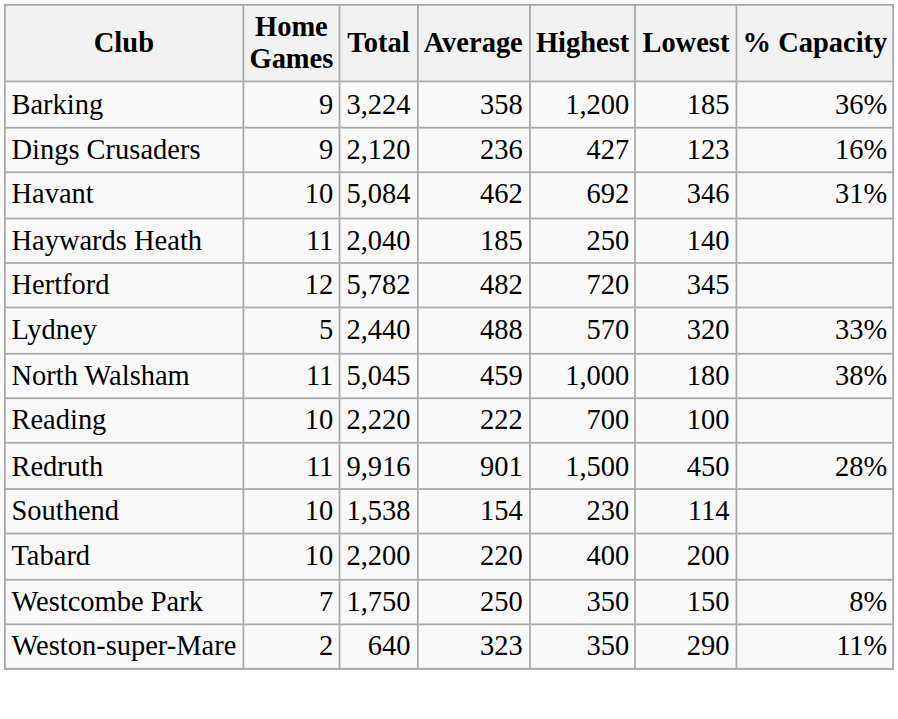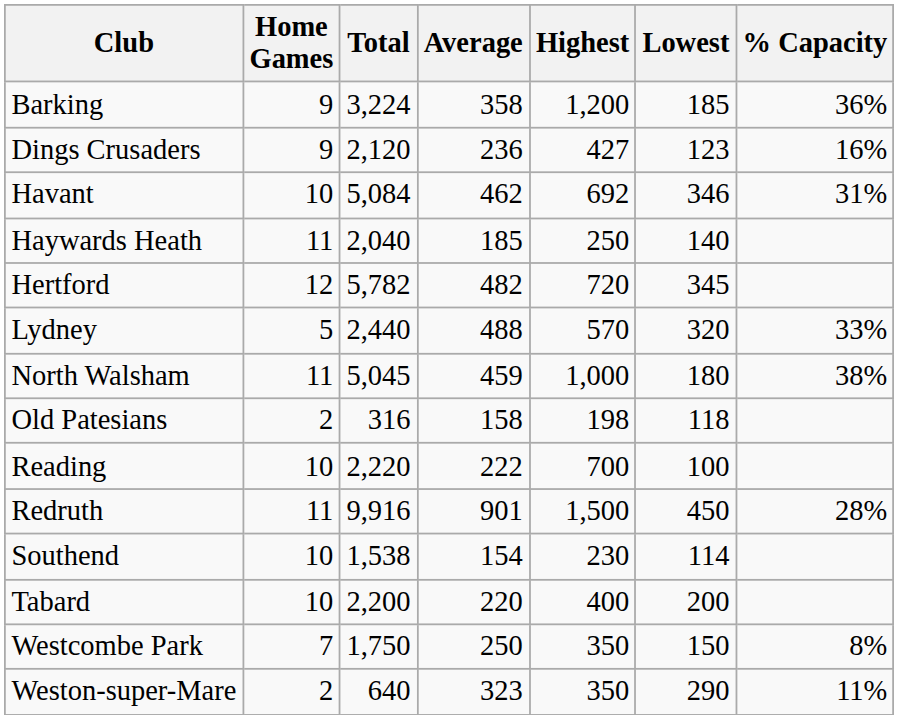+ row: (89, 420)
